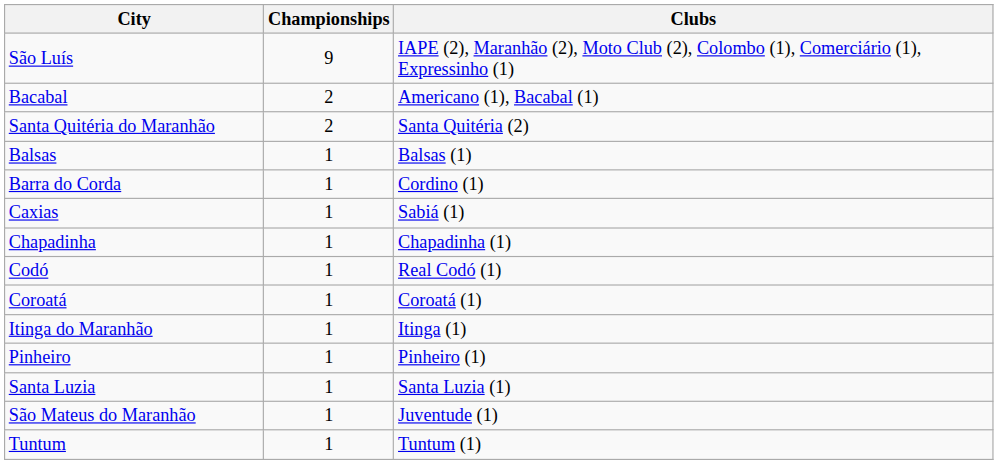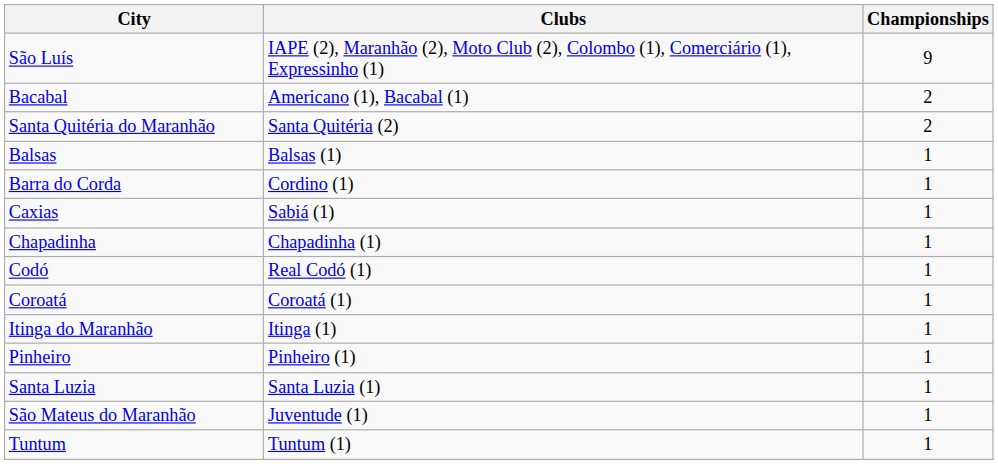columns swapped: (329, 18) <-> (693, 18)
